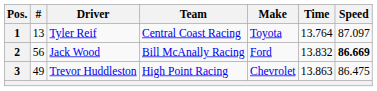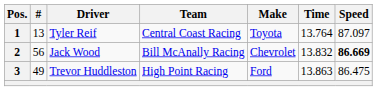(261, 52) Ford -> (273, 52) Chevrolet
(273, 71) Chevrolet -> (261, 71) Ford
